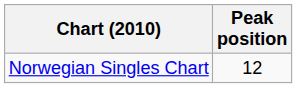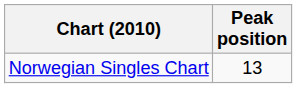(252, 67) 12 -> (252, 67) 13
